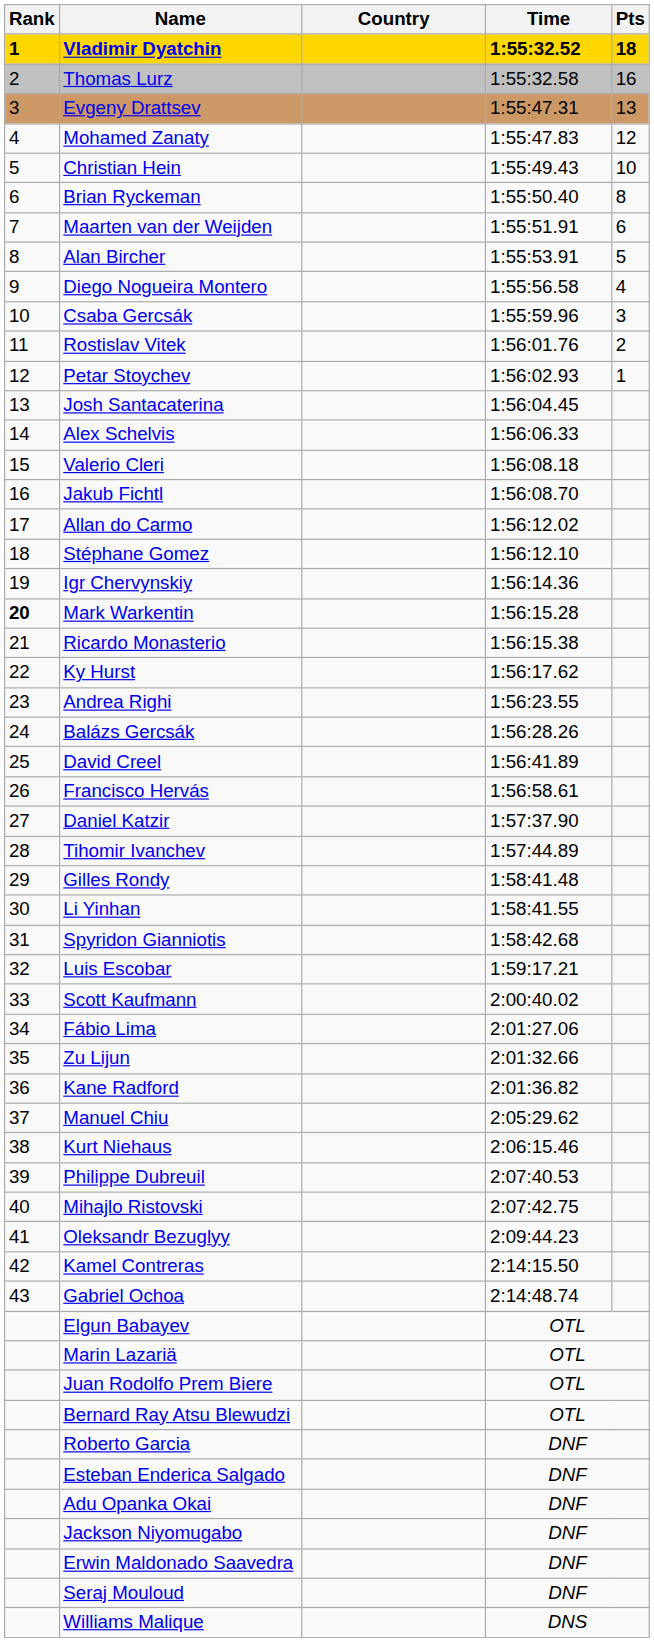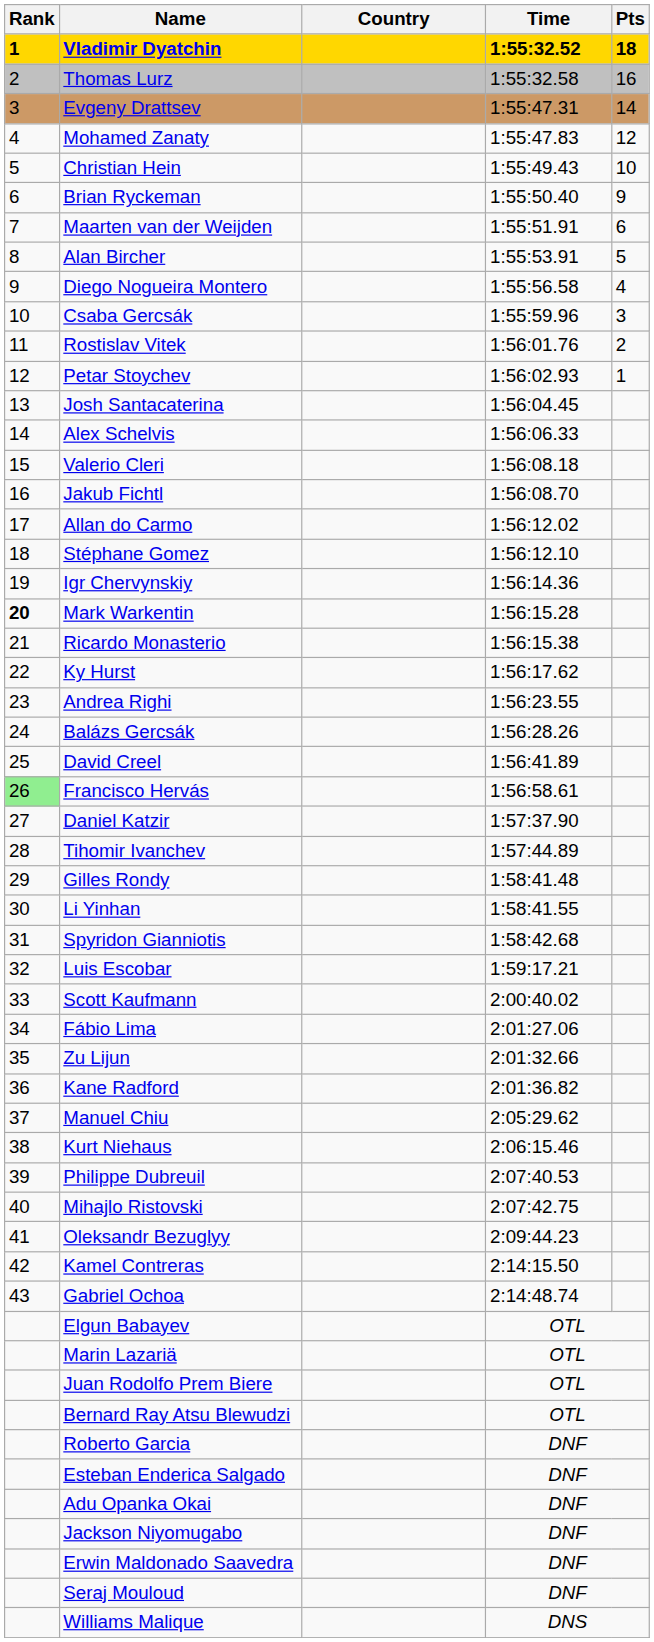(626, 108) 13 -> (626, 108) 14
(621, 197) 8 -> (621, 197) 9
(19, 791) no background -> (19, 791) lightgreen background
